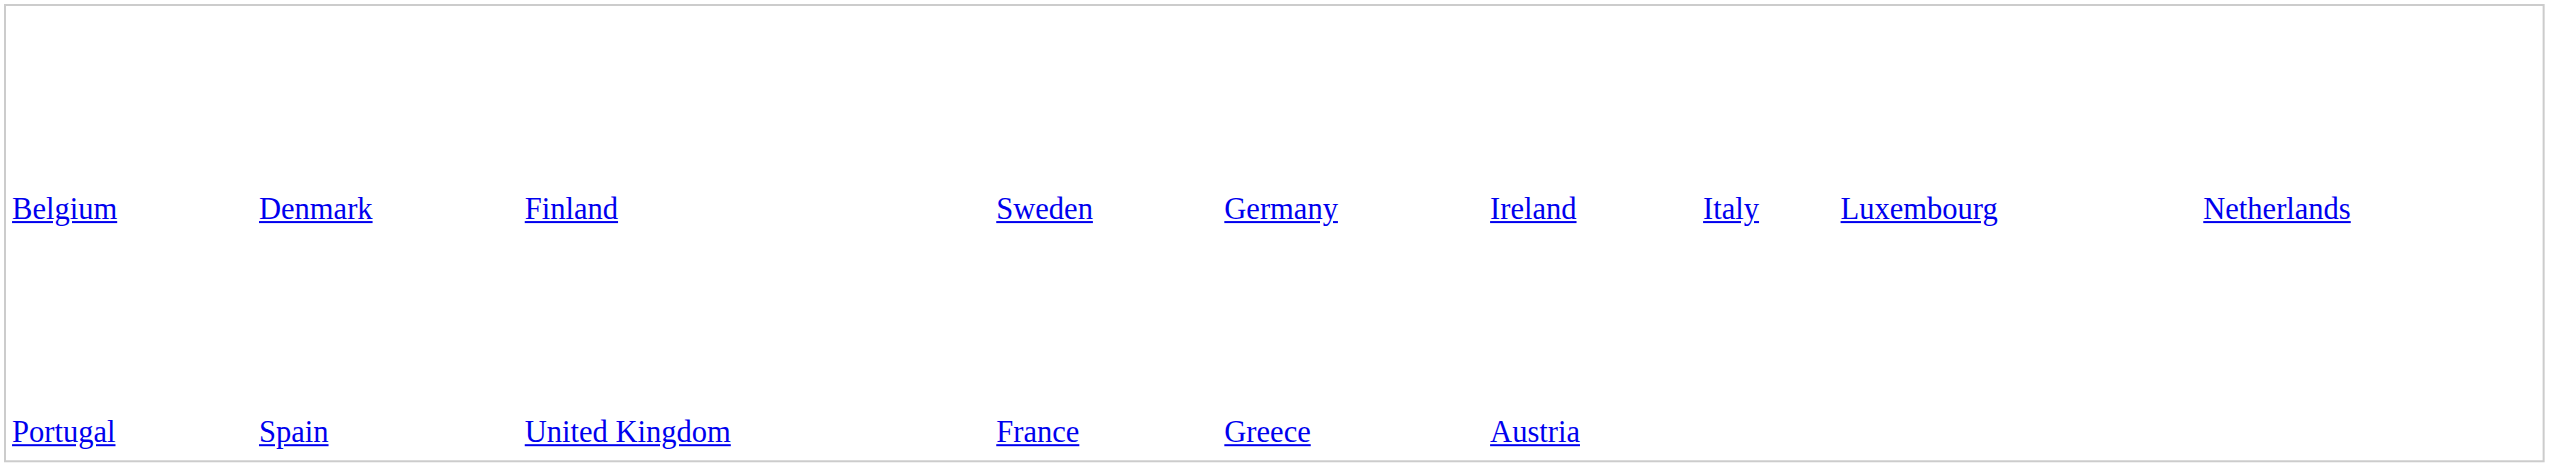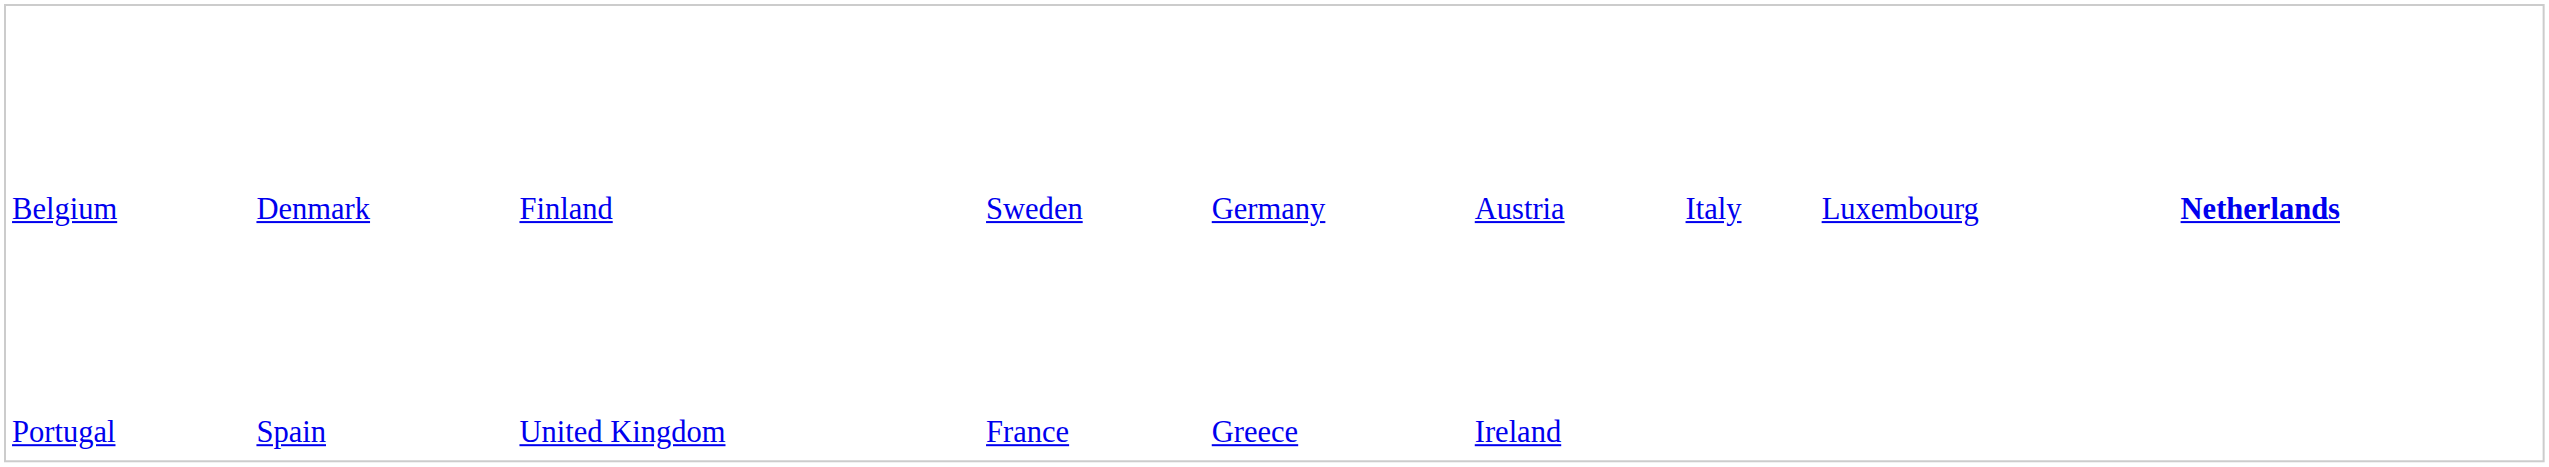(1533, 208) Ireland -> (1520, 208) Austria
(2277, 208) normal -> (2260, 208) bold
(1535, 431) Austria -> (1518, 431) Ireland
